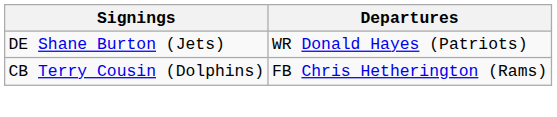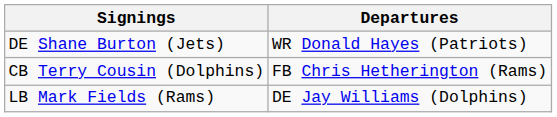+ row: (112, 98)
